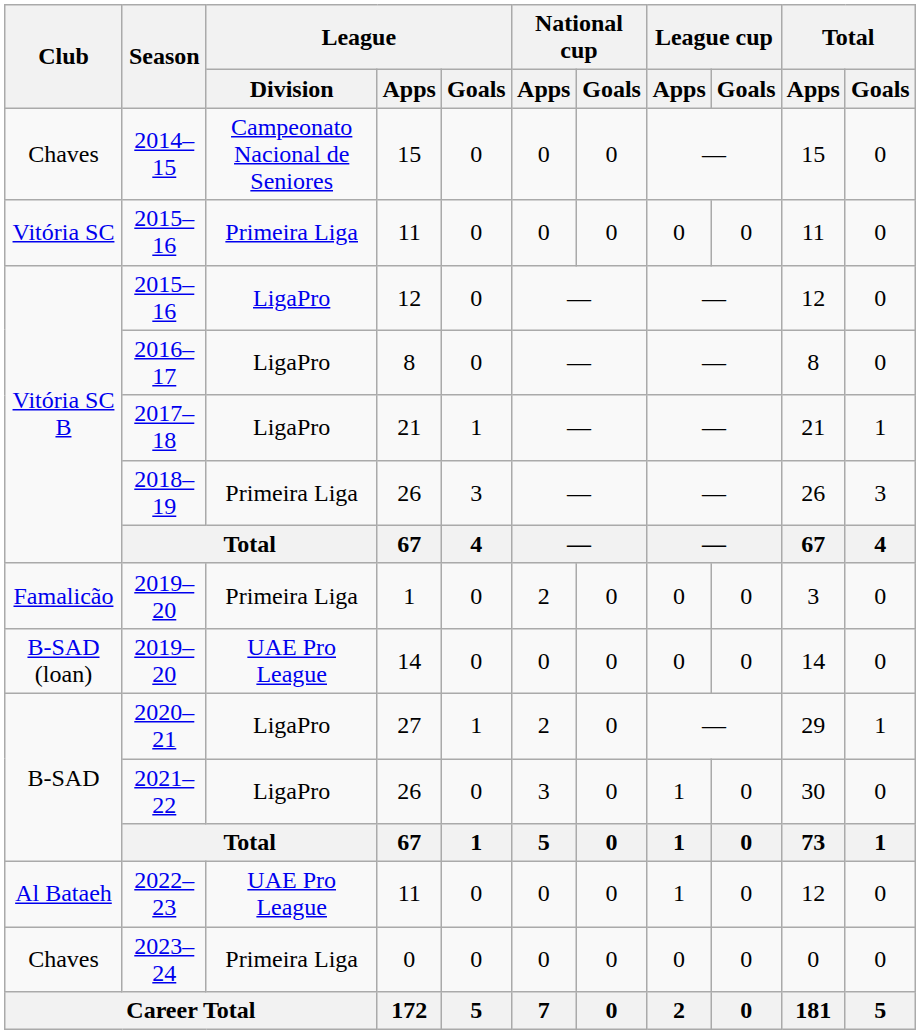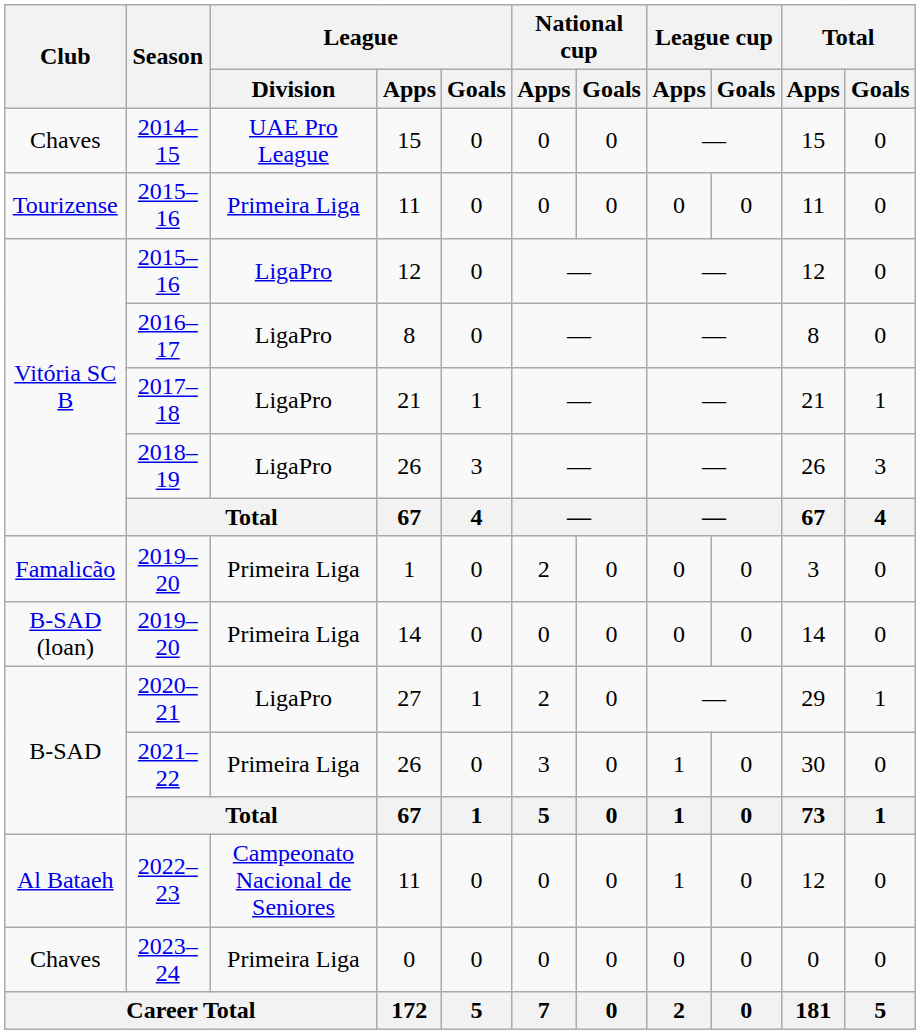(292, 153) Campeonato Nacional de Seniores -> (293, 140) UAE Pro League
(63, 232) Vitória SC -> (65, 205) Tourizense
(292, 492) Primeira Liga -> (293, 465) LigaPro
(292, 660) UAE Pro League -> (293, 633) Primeira Liga
(292, 790) LigaPro -> (293, 763) Primeira Liga
(292, 893) UAE Pro League -> (293, 880) Campeonato Nacional de Seniores
